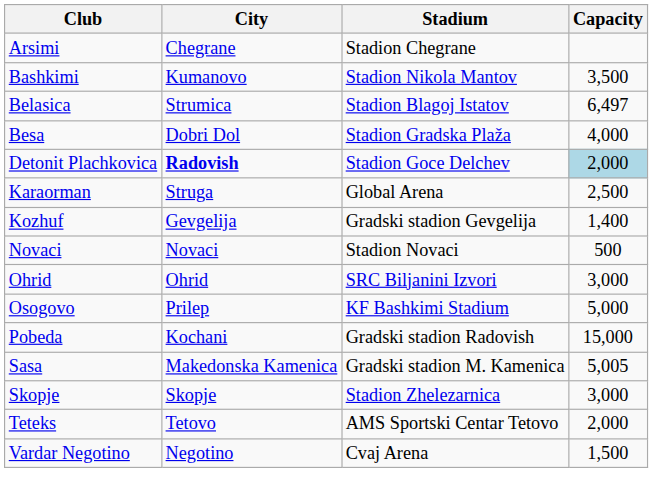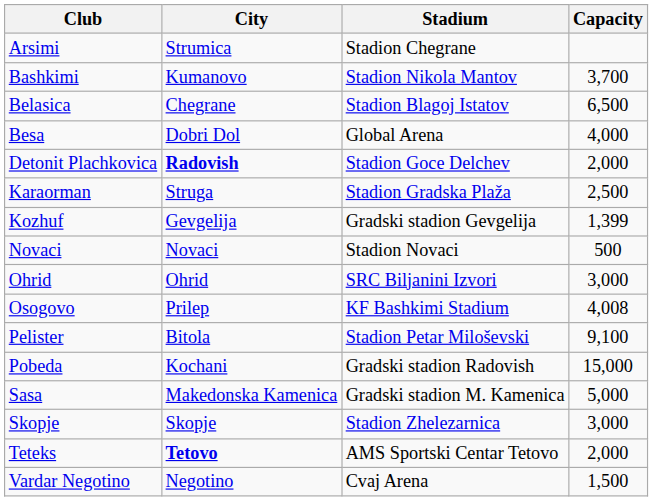(201, 47) Chegrane -> (199, 47) Strumica
(608, 76) 3,500 -> (608, 76) 3,700
(199, 105) Strumica -> (201, 105) Chegrane
(608, 105) 6,497 -> (608, 105) 6,500
(428, 134) Stadion Gradska Plaža -> (395, 134) Global Arena
(608, 163) lightblue background -> (608, 163) no background
(395, 192) Global Arena -> (428, 192) Stadion Gradska Plaža
(608, 221) 1,400 -> (608, 221) 1,399
(608, 308) 5,000 -> (608, 308) 4,008
+ row: (36, 337)
(608, 366) 5,005 -> (608, 395) 5,000
(191, 423) normal -> (192, 452) bold
